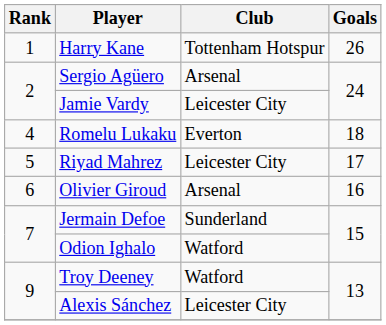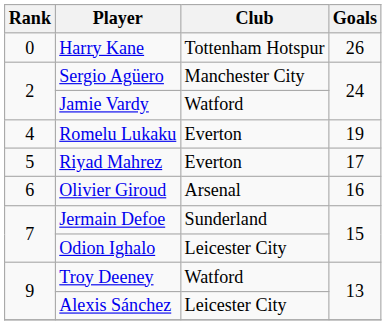(30, 47) 1 -> (30, 47) 0
(213, 76) Arsenal -> (245, 76) Manchester City
(236, 104) Leicester City -> (214, 104) Watford
(355, 133) 18 -> (355, 133) 19
(236, 162) Leicester City -> (213, 162) Everton
(214, 248) Watford -> (236, 248) Leicester City
